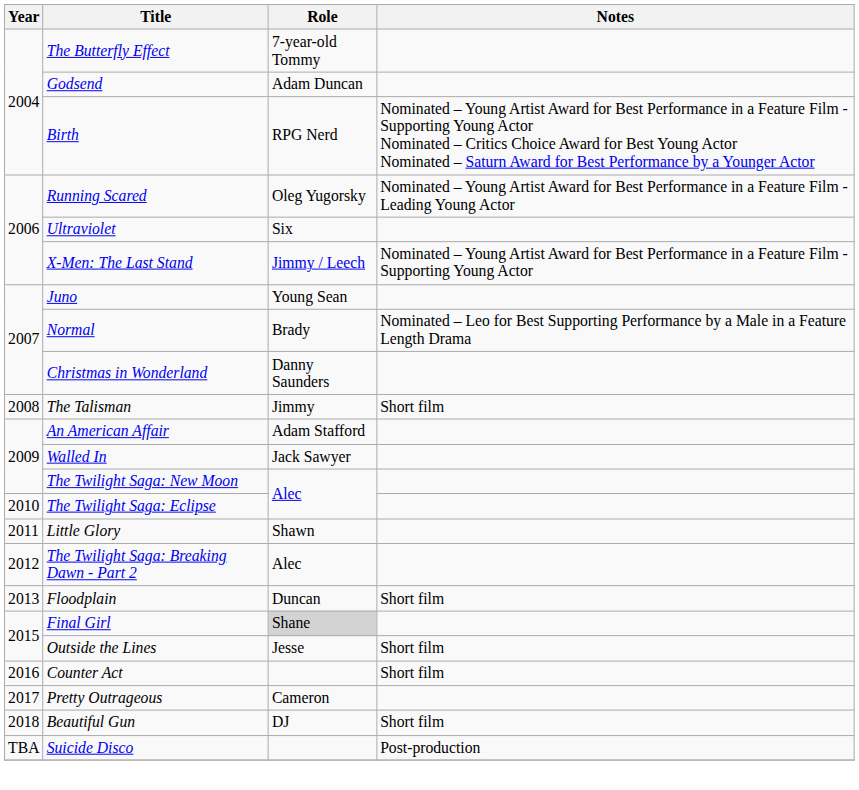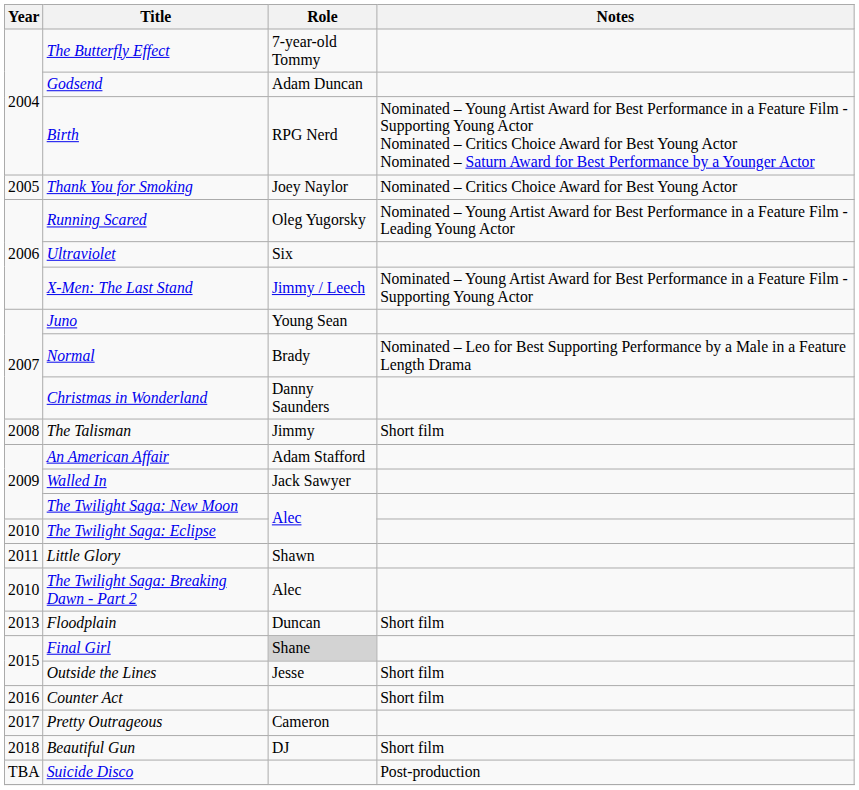+ row: (120, 186)
(24, 564) 2012 -> (24, 589) 2010
